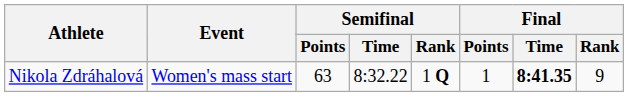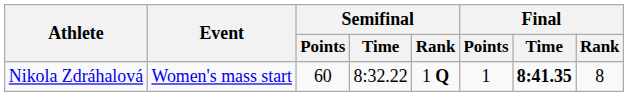(323, 76) 63 -> (323, 76) 60
(600, 76) 9 -> (600, 76) 8
